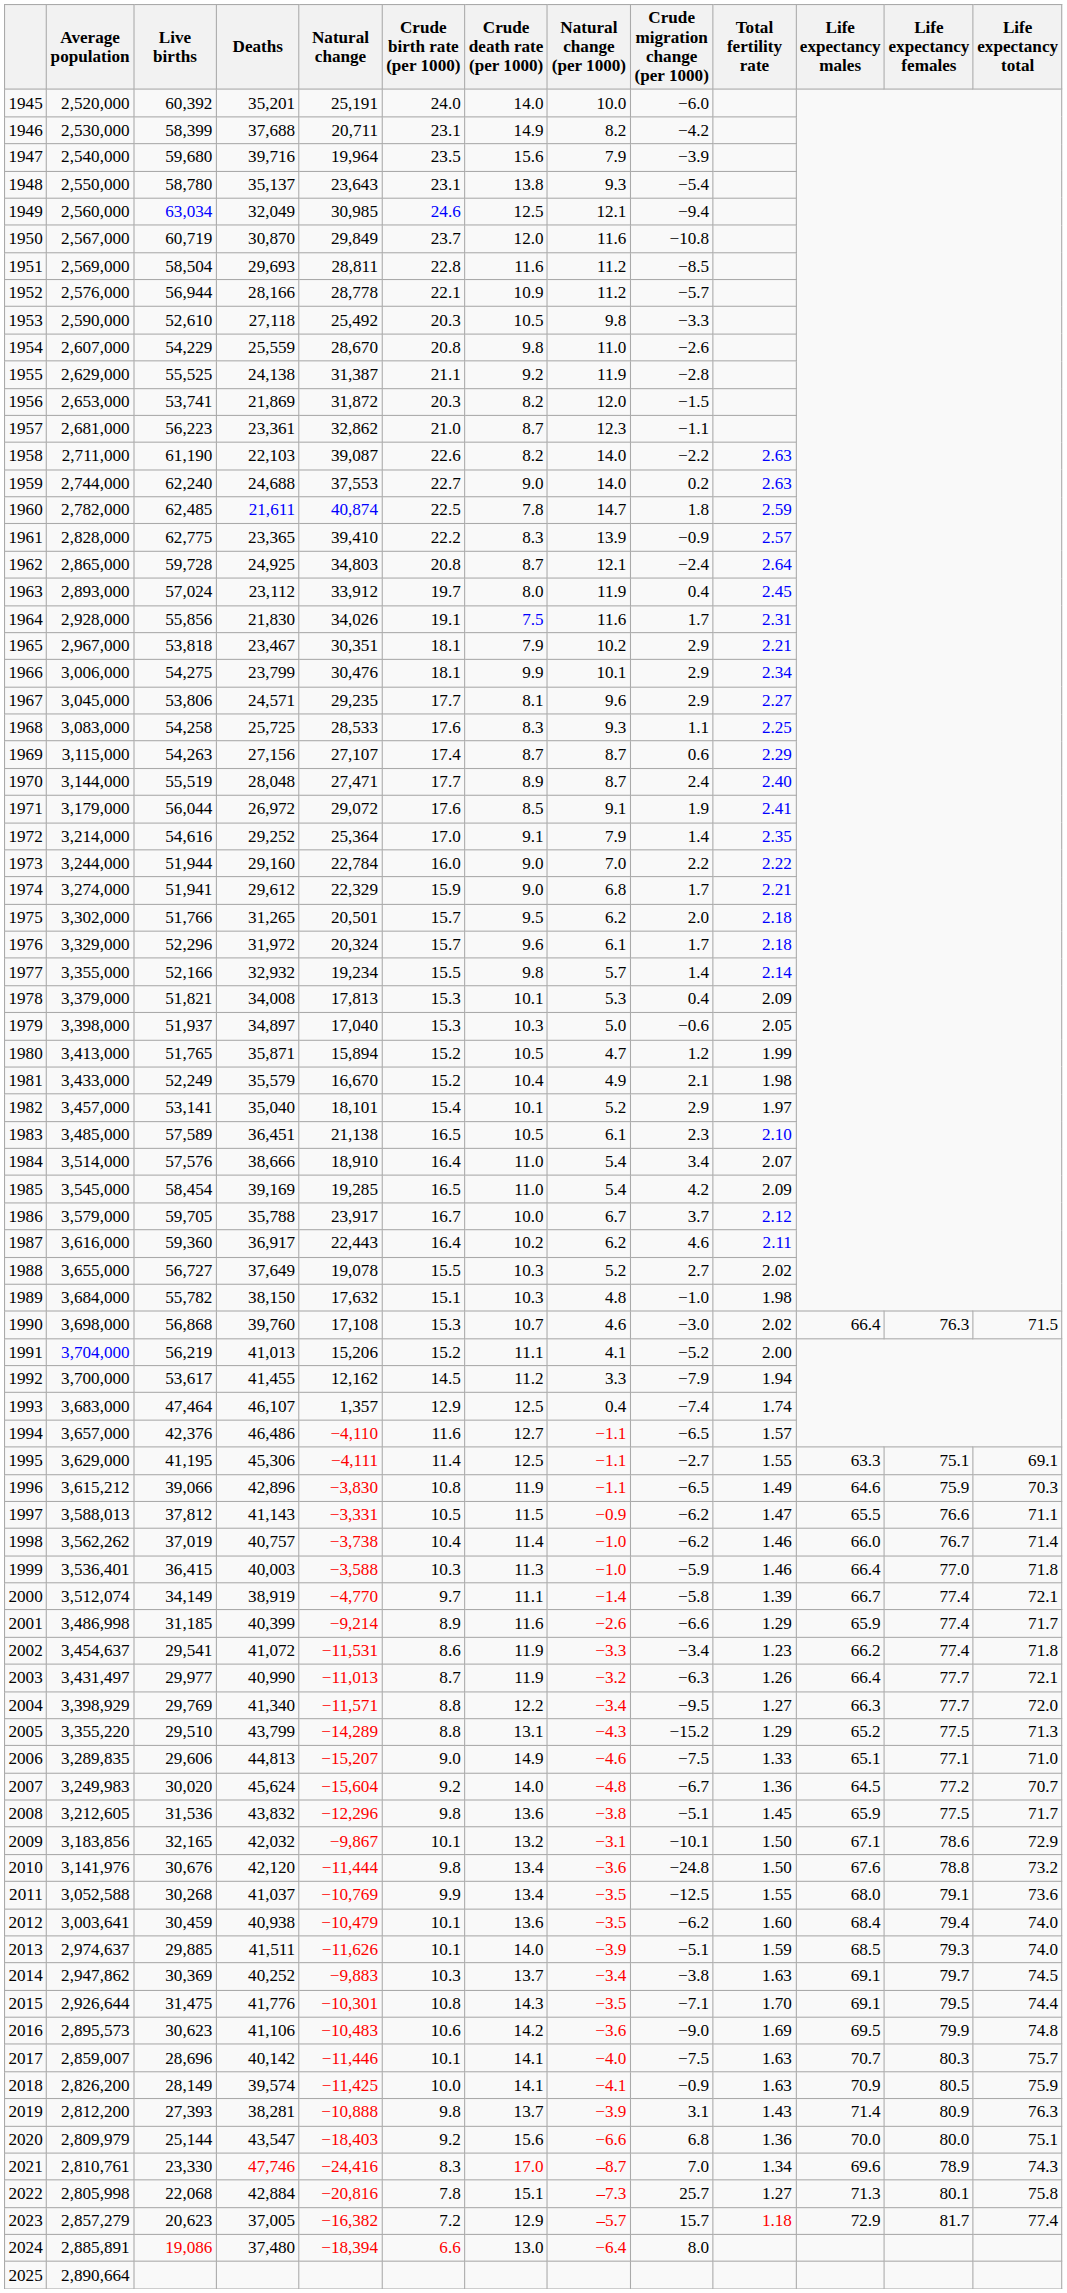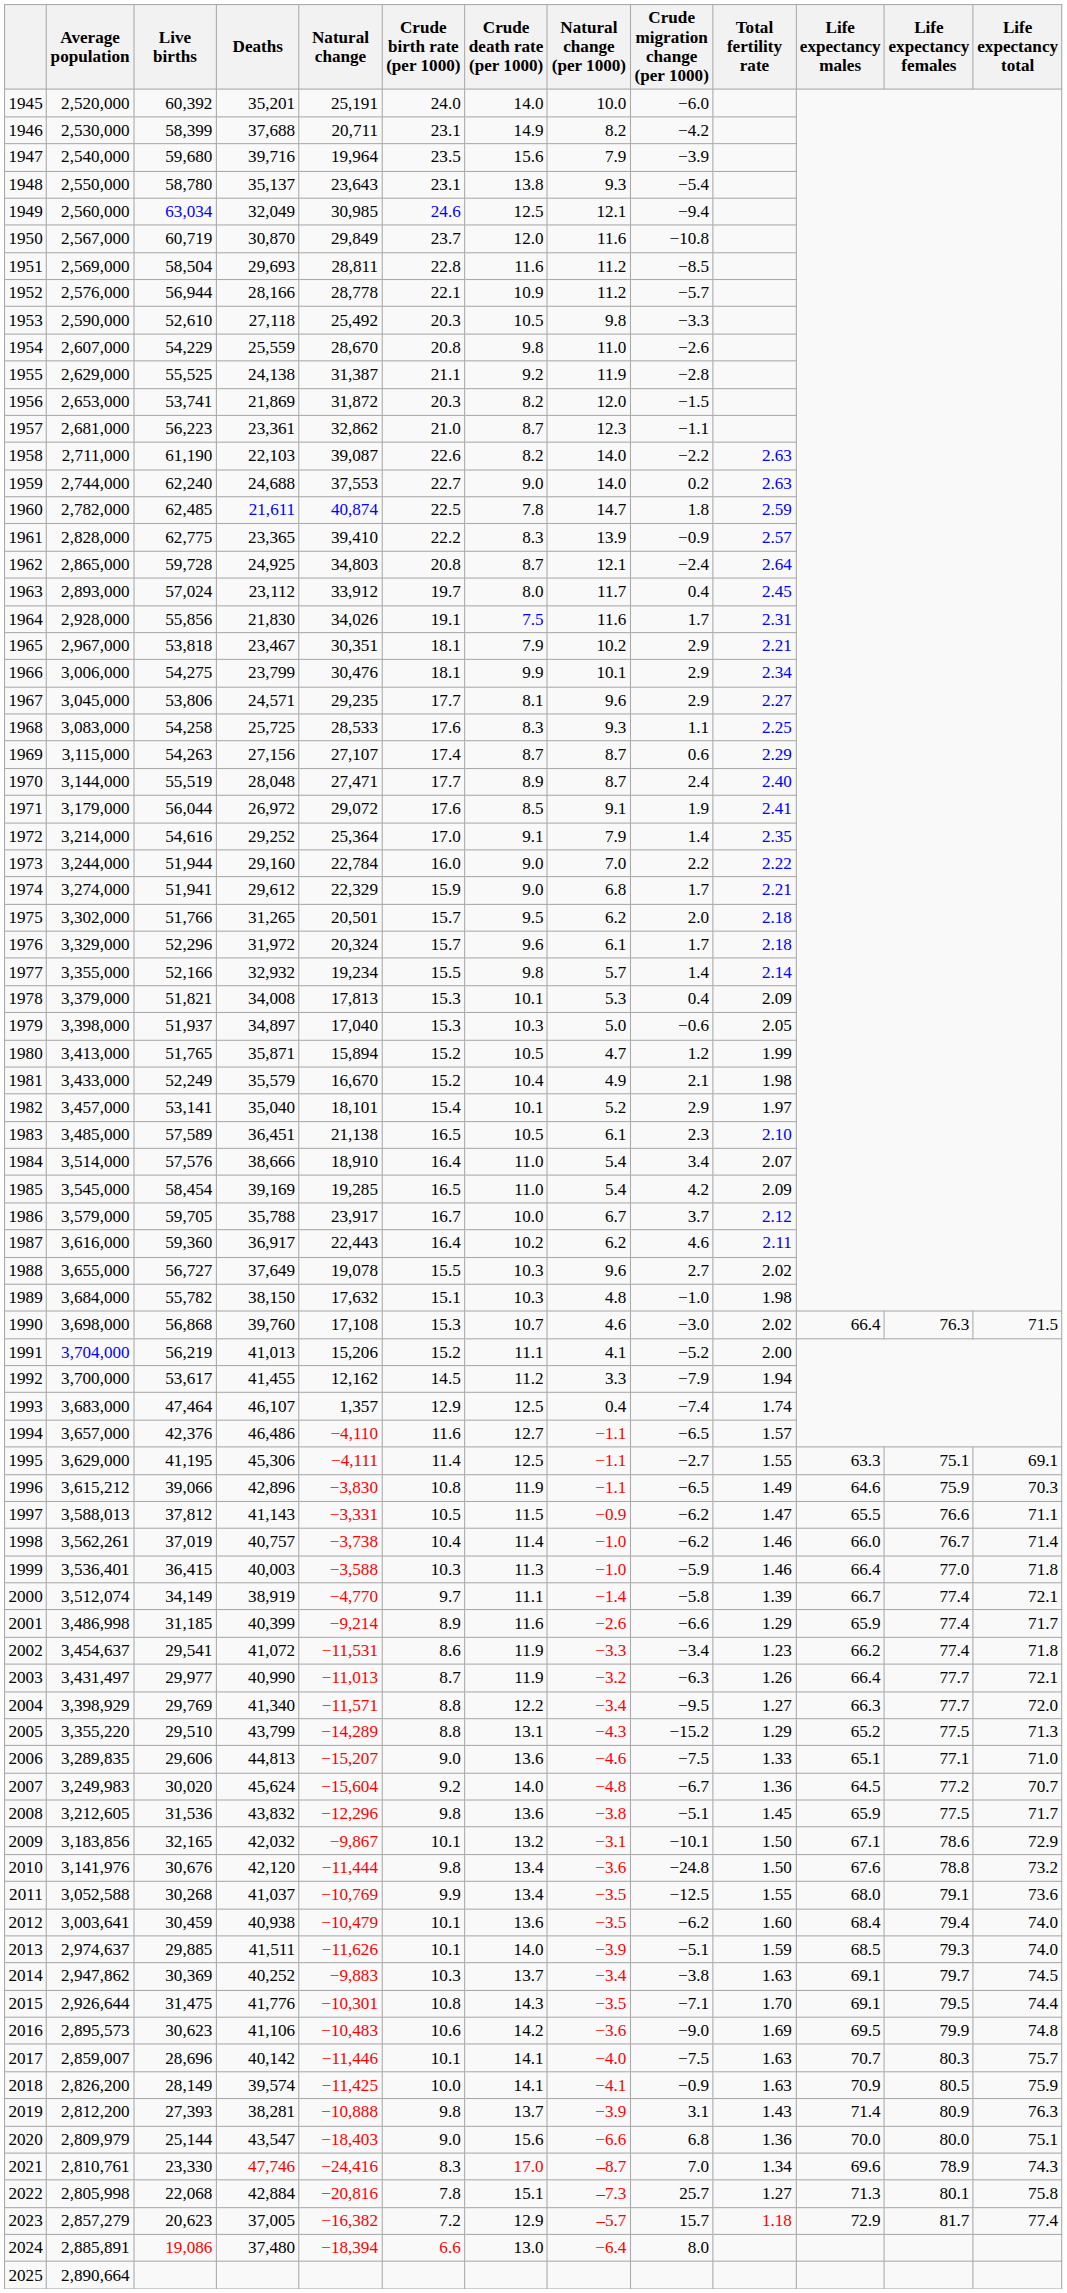(612, 591) 11.9 -> (612, 591) 11.7
(616, 1270) 5.2 -> (616, 1270) 9.6
(95, 1542) 3,562,262 -> (95, 1542) 3,562,261
(529, 1759) 14.9 -> (529, 1759) 13.6
(450, 2139) 9.2 -> (450, 2139) 9.0
